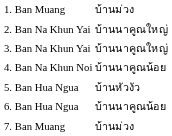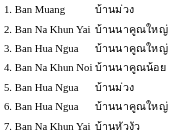(53, 48) Ban Na Khun Yai -> (47, 48) Ban Hua Ngua
(118, 87) บ้านหัวงัว -> (115, 87) บ้านม่วง
(131, 107) บ้านนาคูณน้อย -> (132, 107) บ้านนาคูณใหญ่
(40, 126) Ban Muang -> (53, 126) Ban Na Khun Yai
(115, 126) บ้านม่วง -> (118, 126) บ้านหัวงัว
